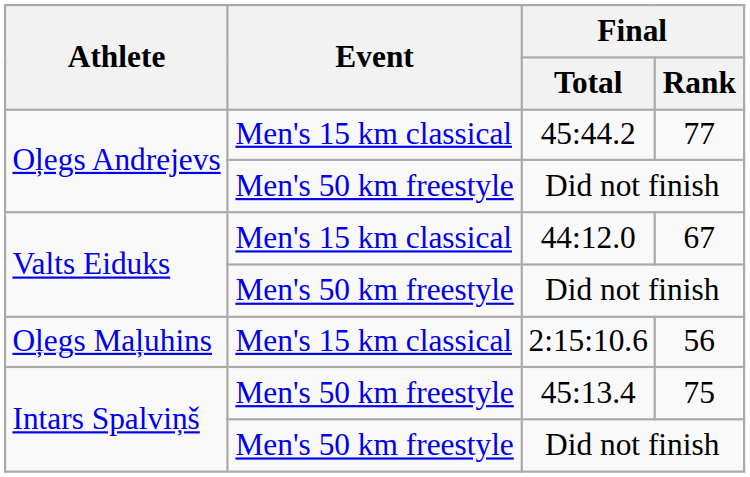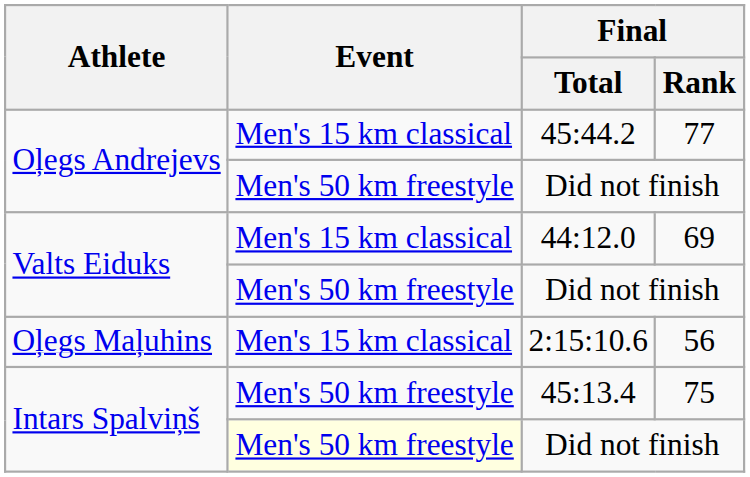(699, 237) 67 -> (699, 237) 69
(375, 444) no background -> (375, 444) lightyellow background
